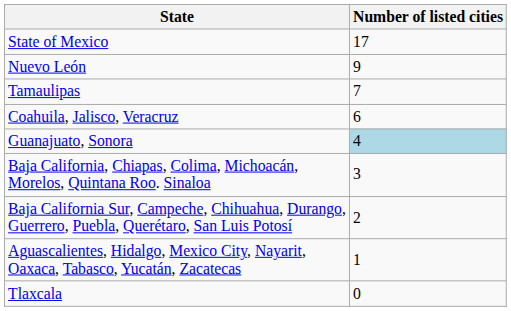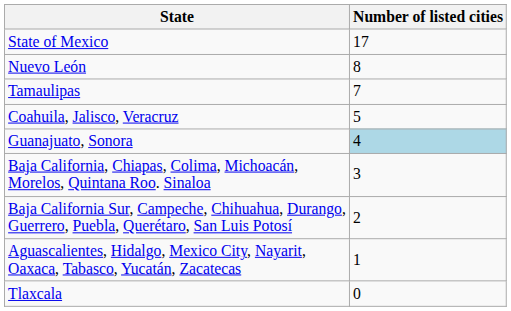(357, 66) 9 -> (357, 66) 8
(357, 116) 6 -> (357, 116) 5
